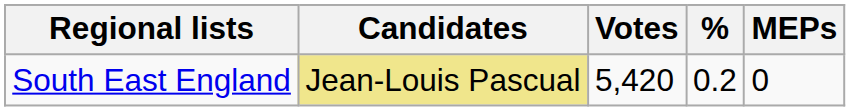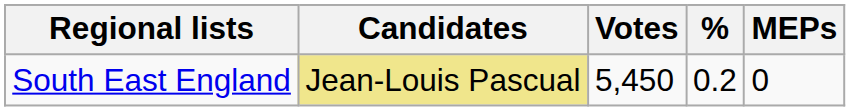(634, 79) 5,420 -> (634, 79) 5,450
